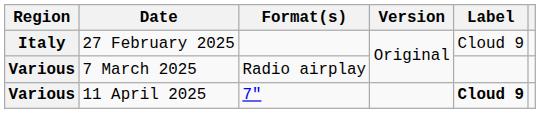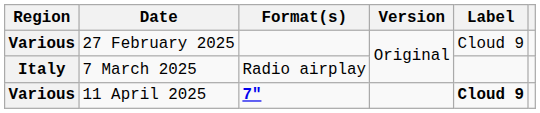(42, 43) Italy -> (42, 43) Various
(42, 69) Various -> (42, 69) Italy
(252, 95) normal -> (252, 95) bold
